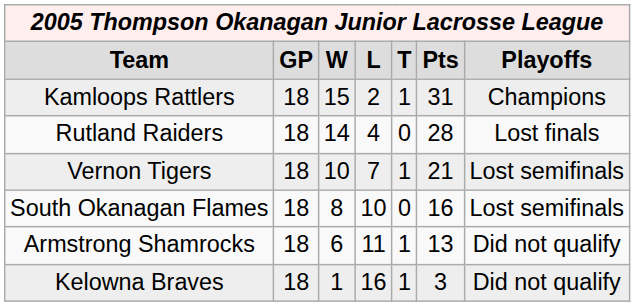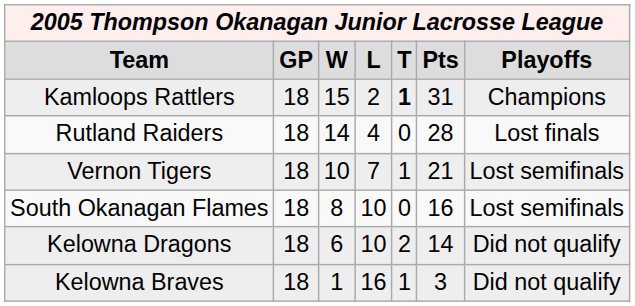(404, 97) normal -> (404, 97) bold
+ row: (139, 245)
- row: (139, 245)
